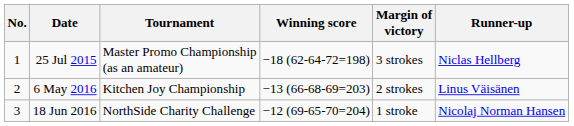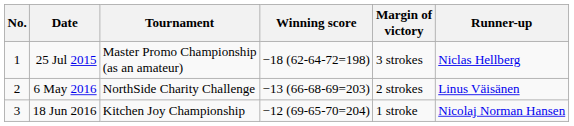(174, 89) Kitchen Joy Championship -> (179, 89) NorthSide Charity Challenge
(179, 111) NorthSide Charity Challenge -> (174, 111) Kitchen Joy Championship
